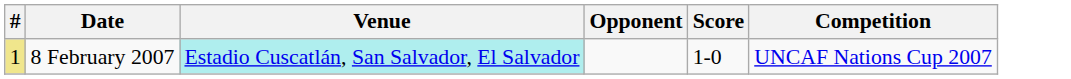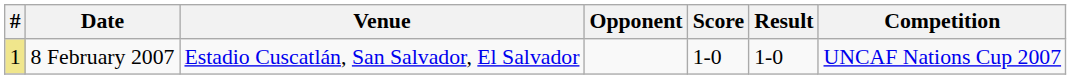+ column: (784, 21)
(382, 56) paleturquoise background -> (382, 56) no background
